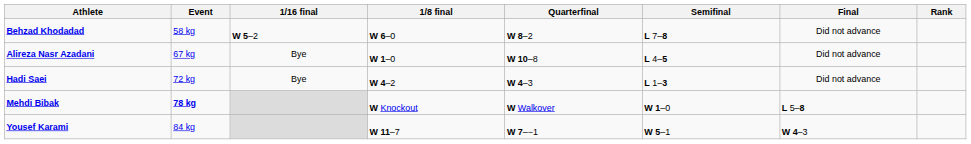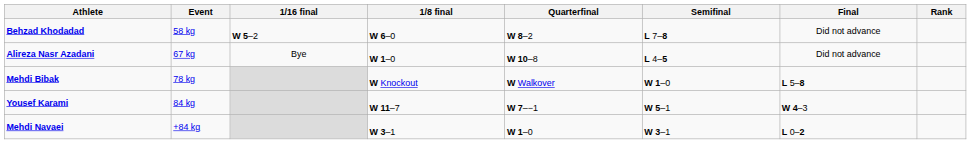- row: (26, 79)
(185, 103) bold -> (184, 79) normal
+ row: (35, 127)
